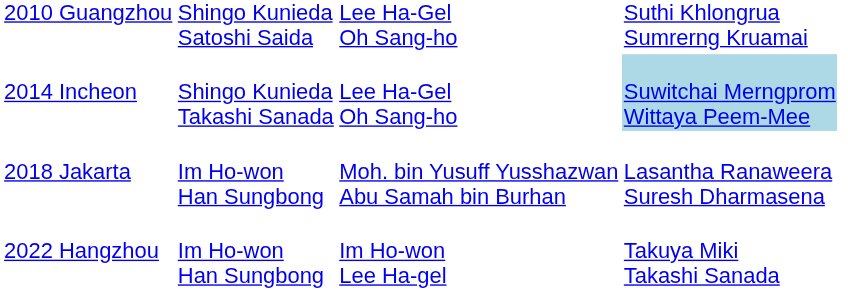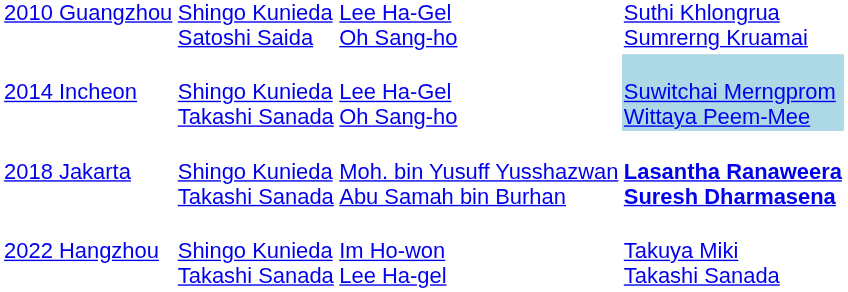(251, 184) Im Ho-won Han Sungbong -> (256, 184) Shingo Kunieda Takashi Sanada
(728, 184) normal -> (733, 184) bold
(251, 263) Im Ho-won Han Sungbong -> (256, 263) Shingo Kunieda Takashi Sanada
